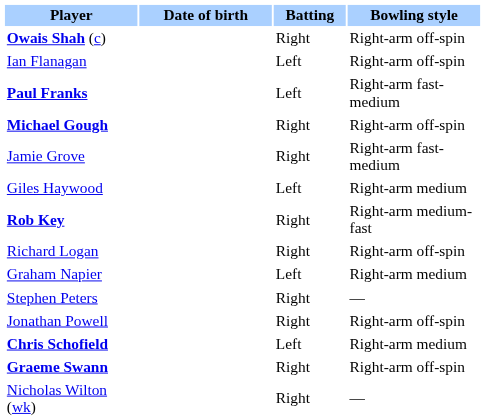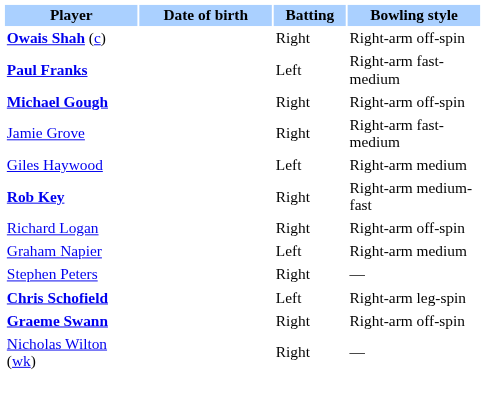- row: (47, 61)
- row: (57, 320)
(408, 343) Right-arm medium -> (408, 297) Right-arm leg-spin
